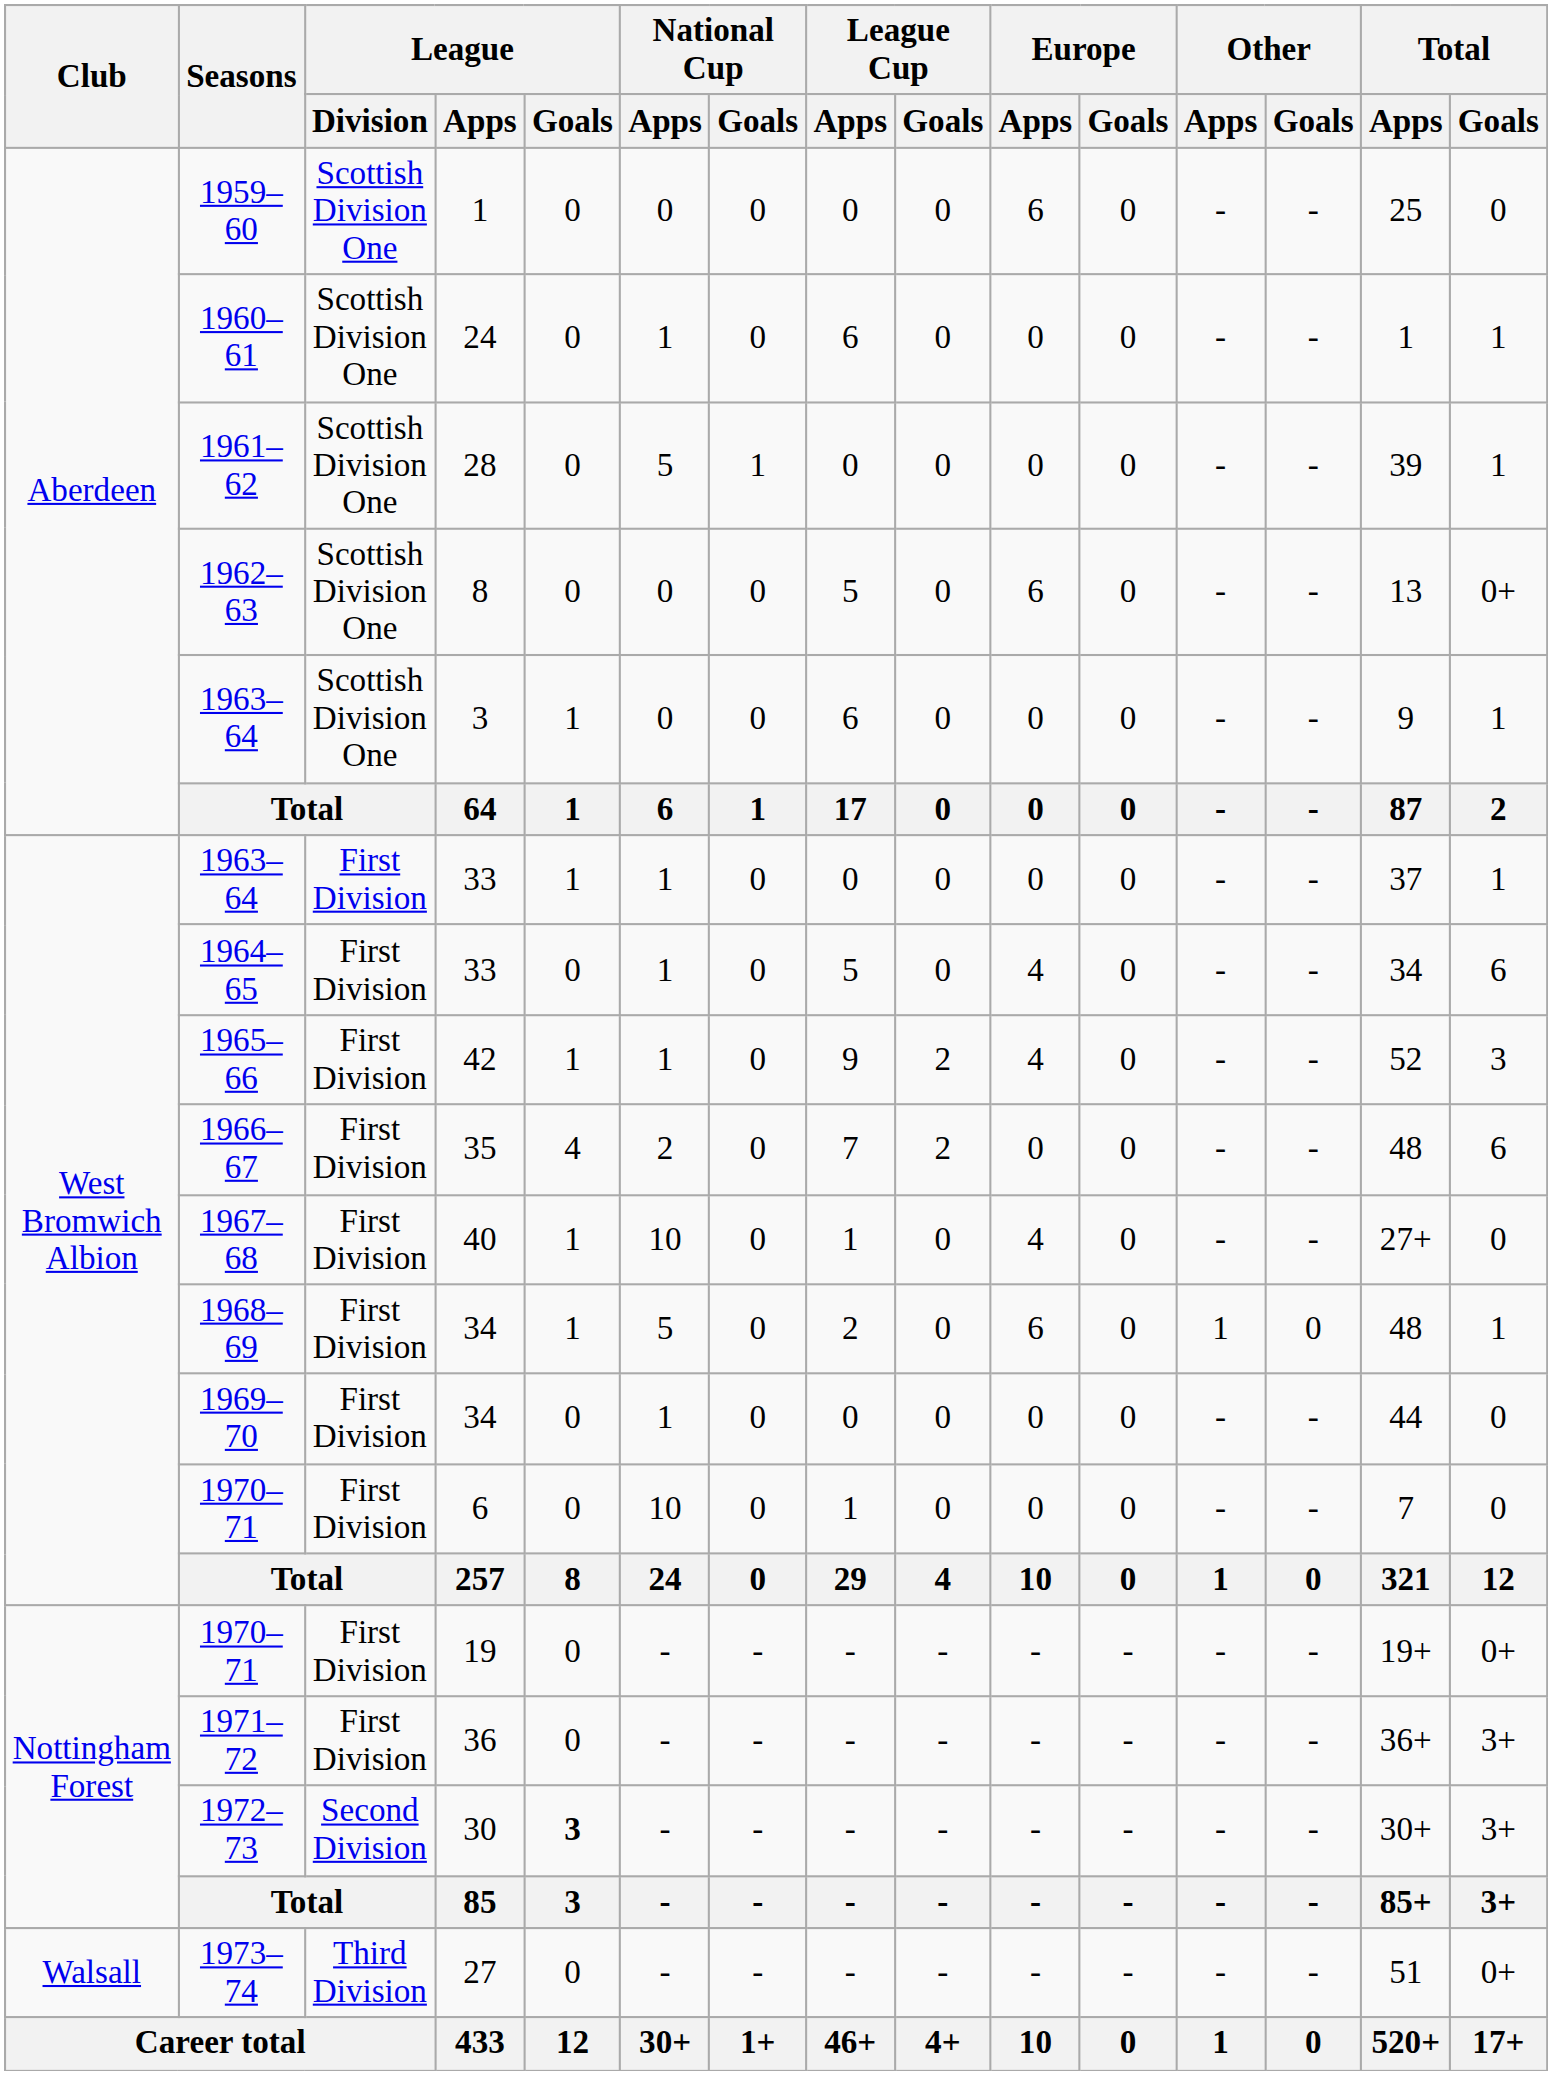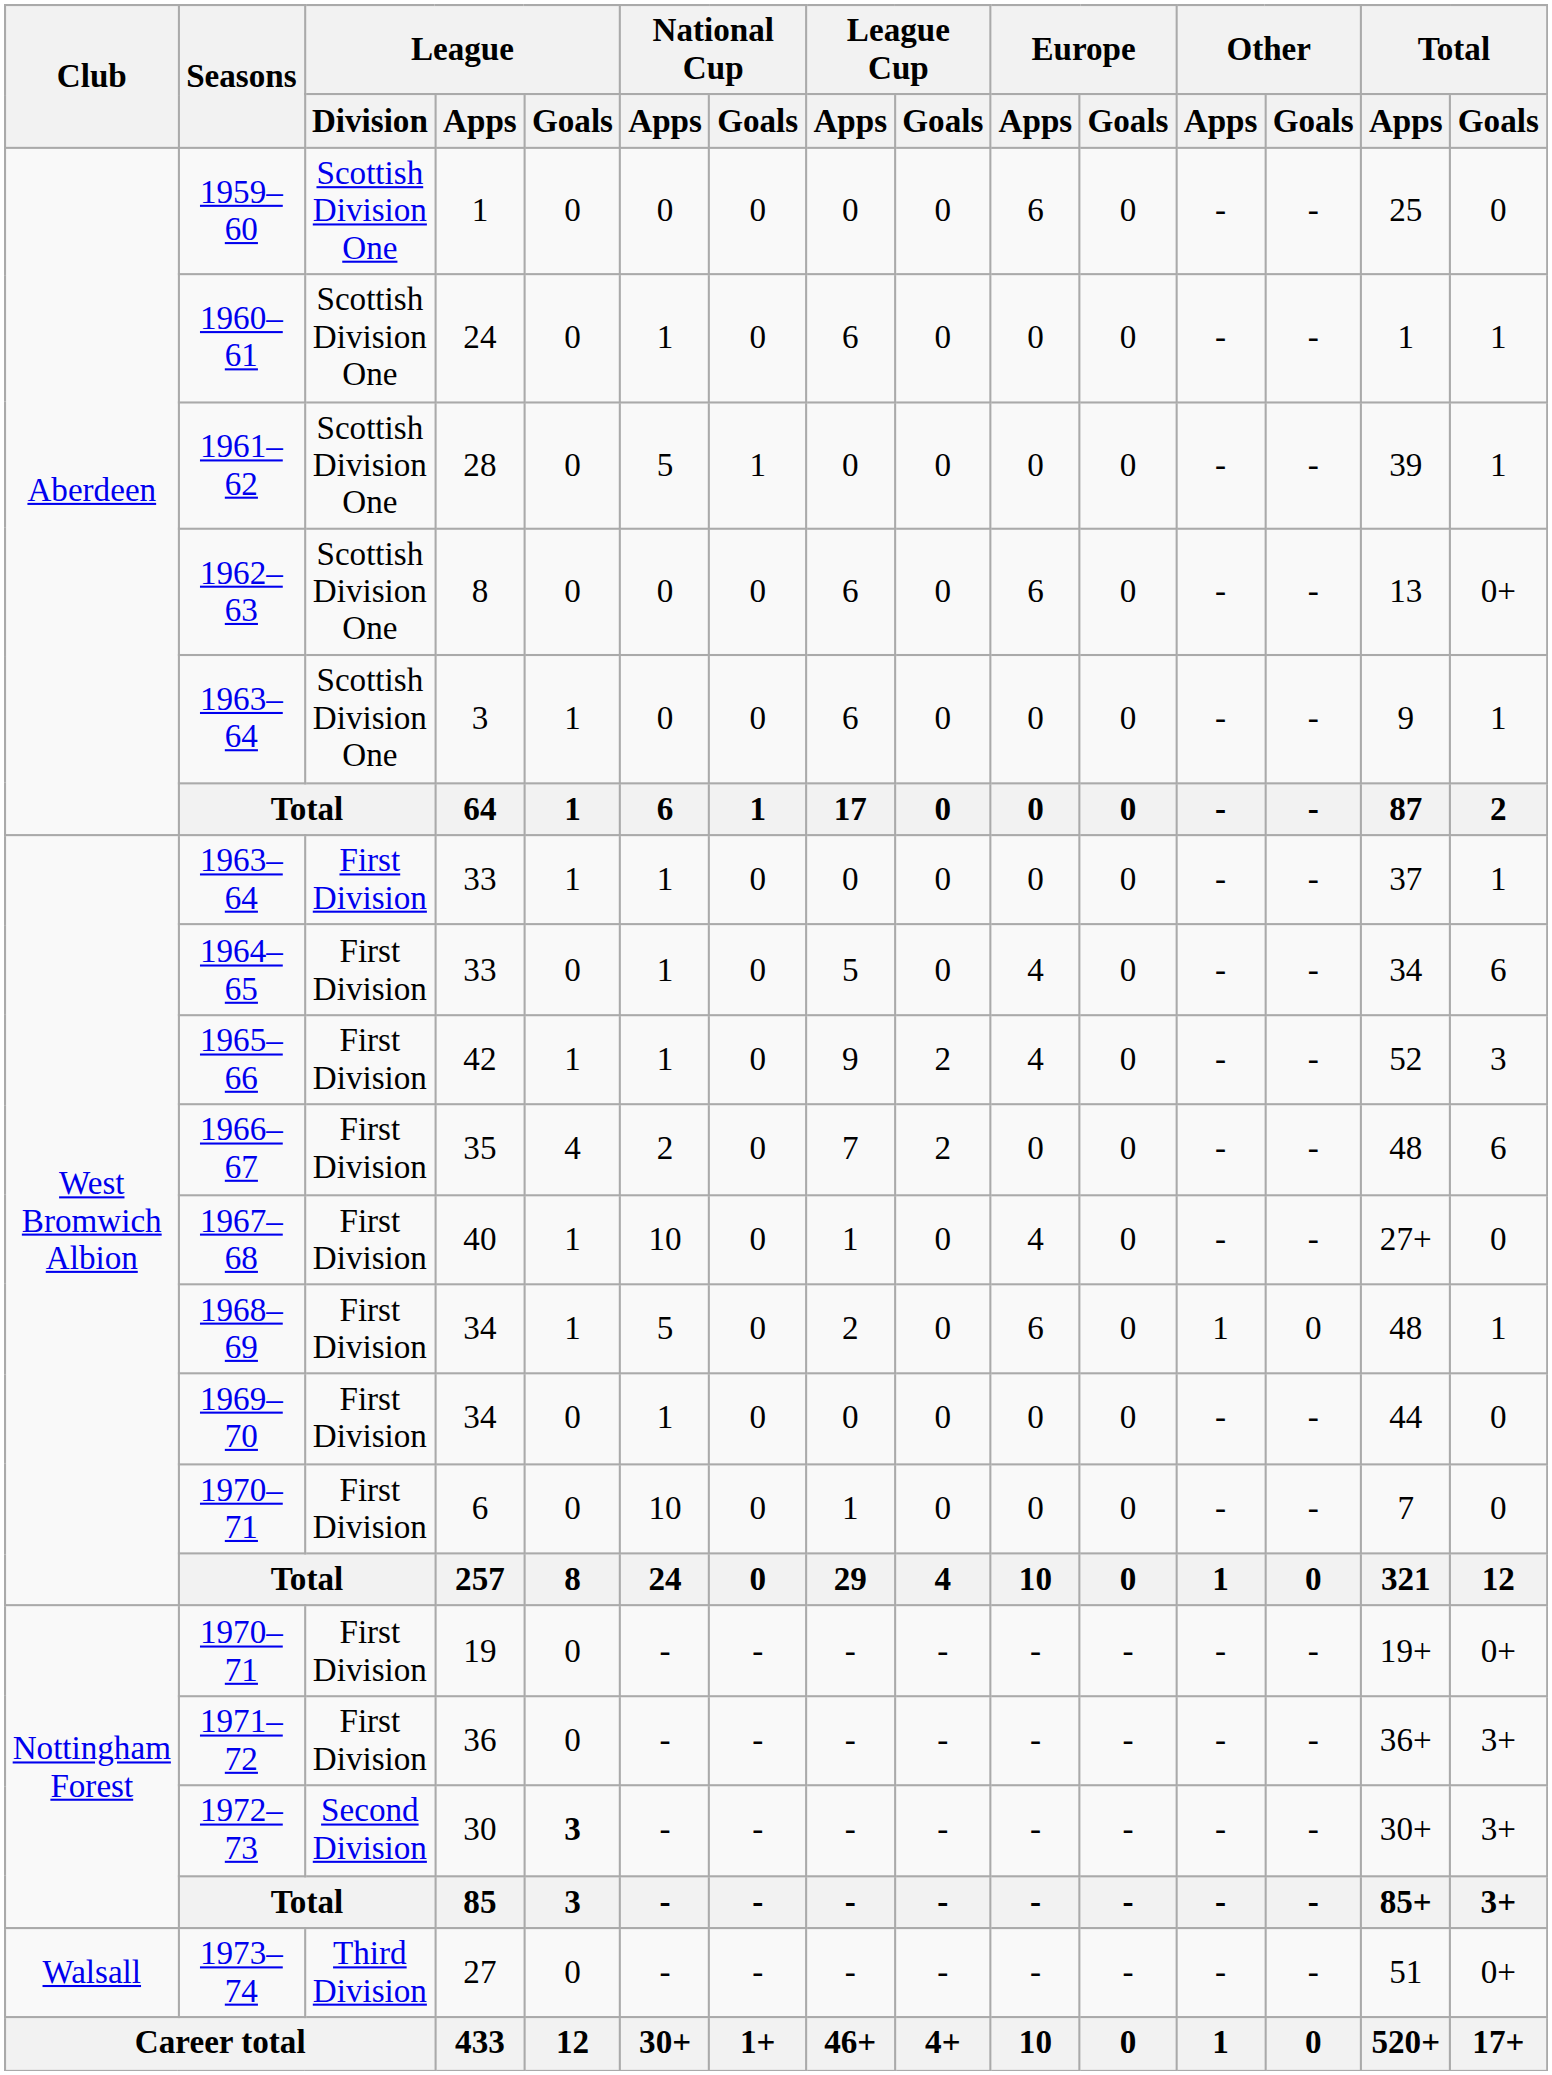(850, 591) 5 -> (850, 591) 6
